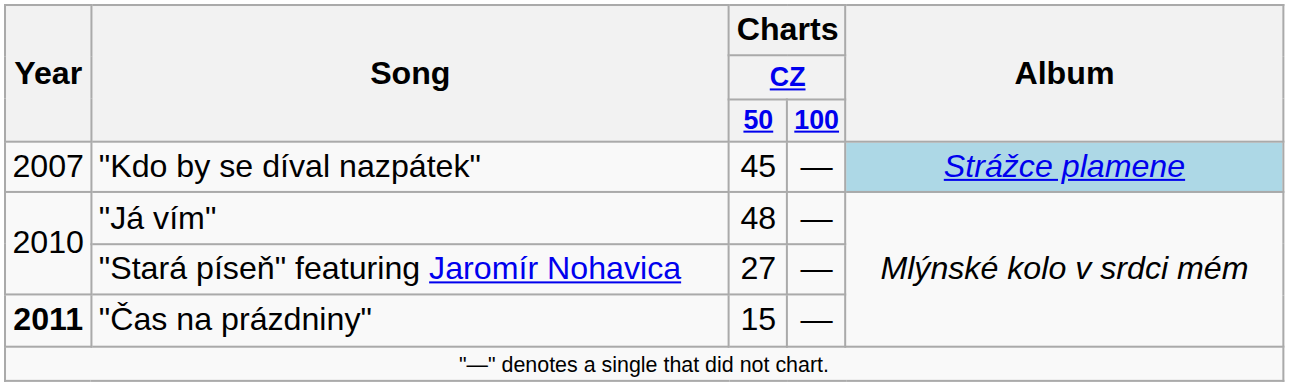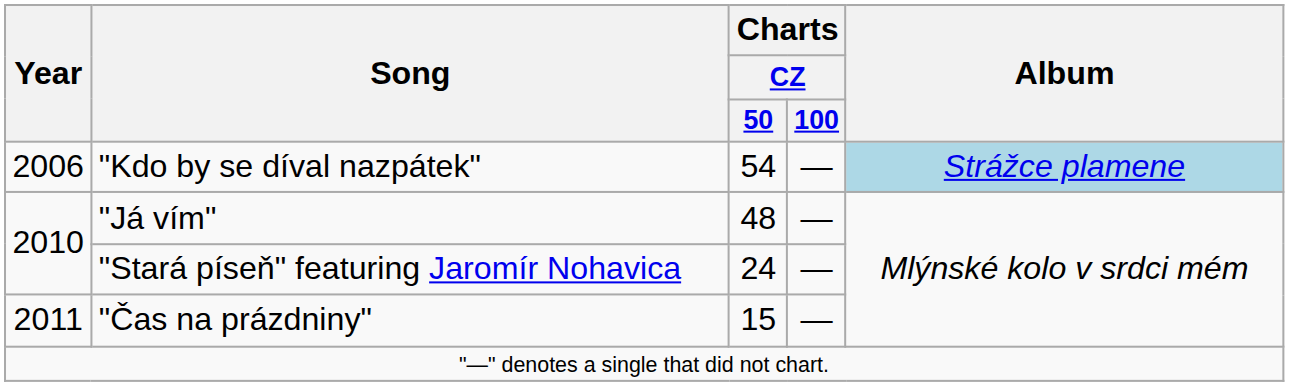(48, 166) 2007 -> (48, 166) 2006
(758, 166) 45 -> (758, 166) 54
(758, 268) 27 -> (758, 268) 24
(48, 319) bold -> (48, 319) normal
